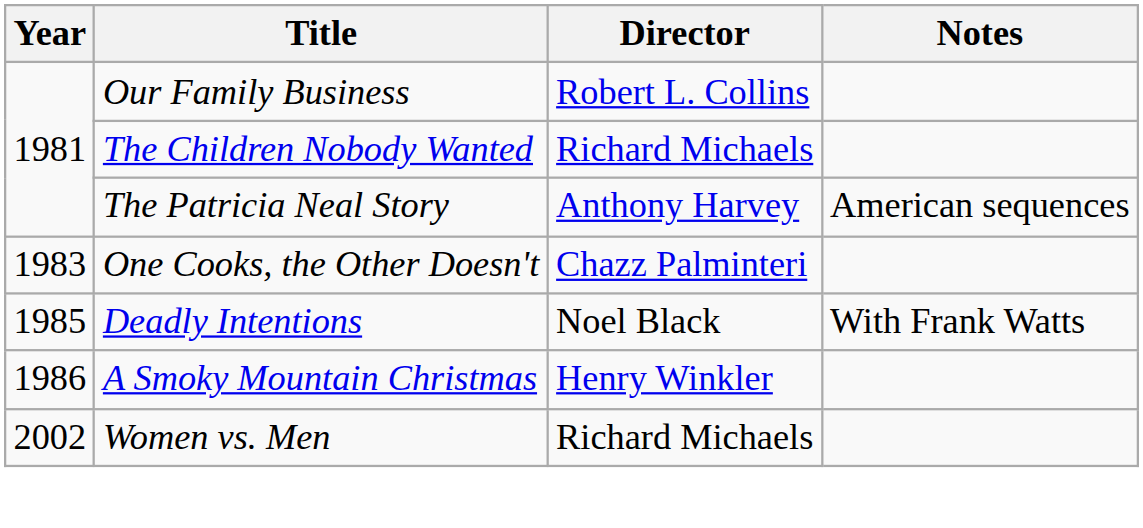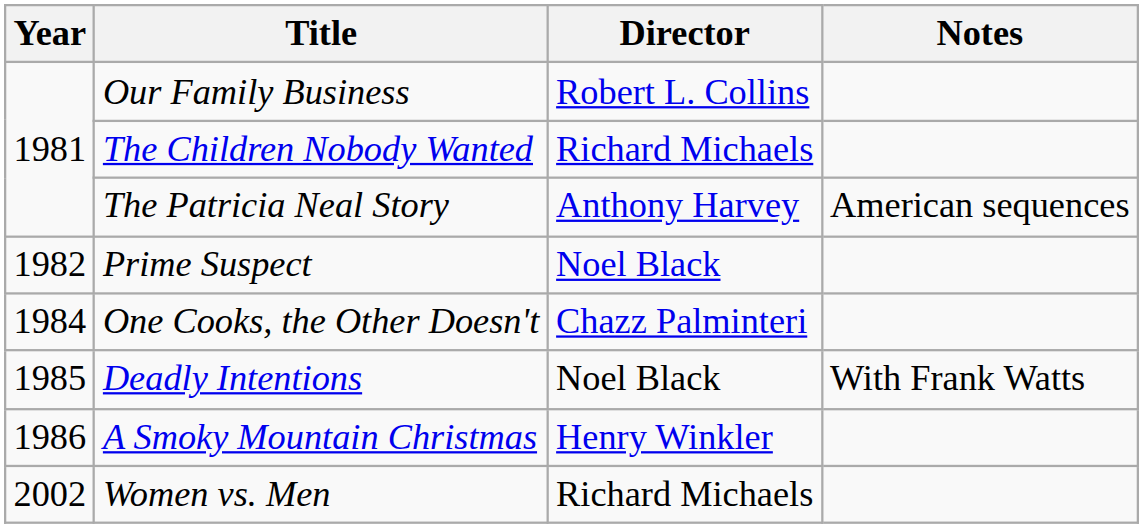+ row: (207, 263)
(50, 263) 1983 -> (50, 321) 1984
